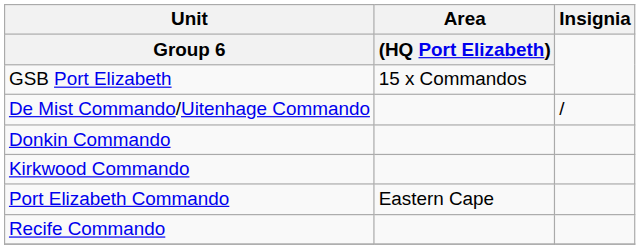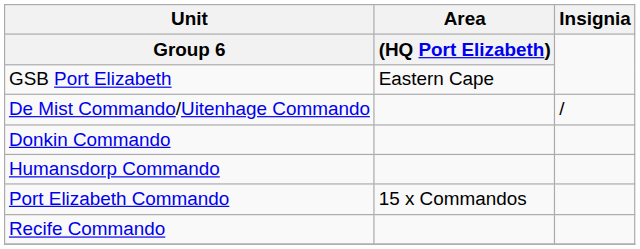(453, 79) 15 x Commandos -> (436, 79) Eastern Cape
+ row: (114, 169)
- row: (99, 169)
(436, 199) Eastern Cape -> (453, 199) 15 x Commandos
